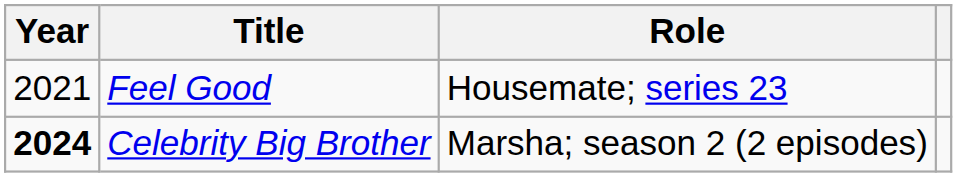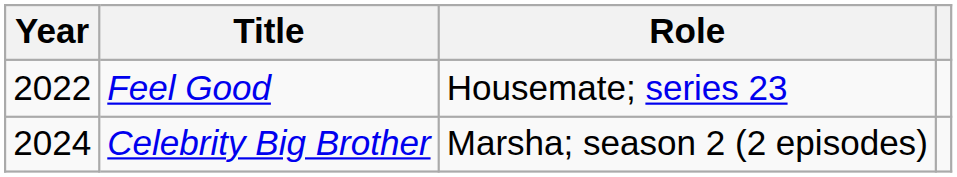(52, 87) 2021 -> (52, 87) 2022
(52, 143) bold -> (52, 143) normal
